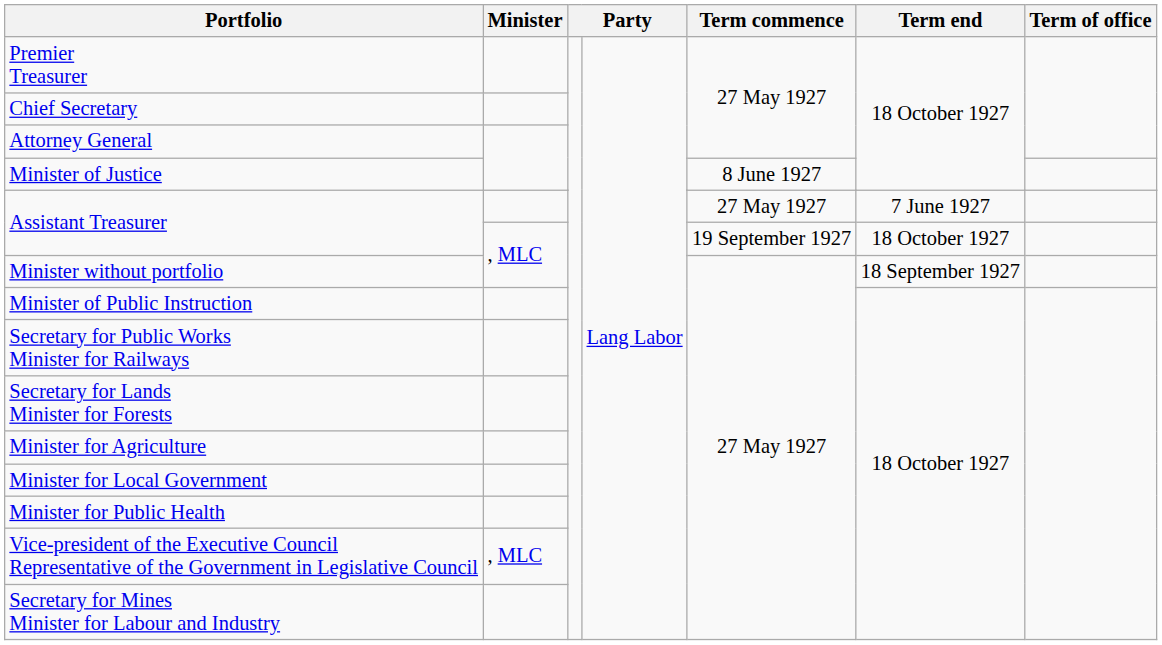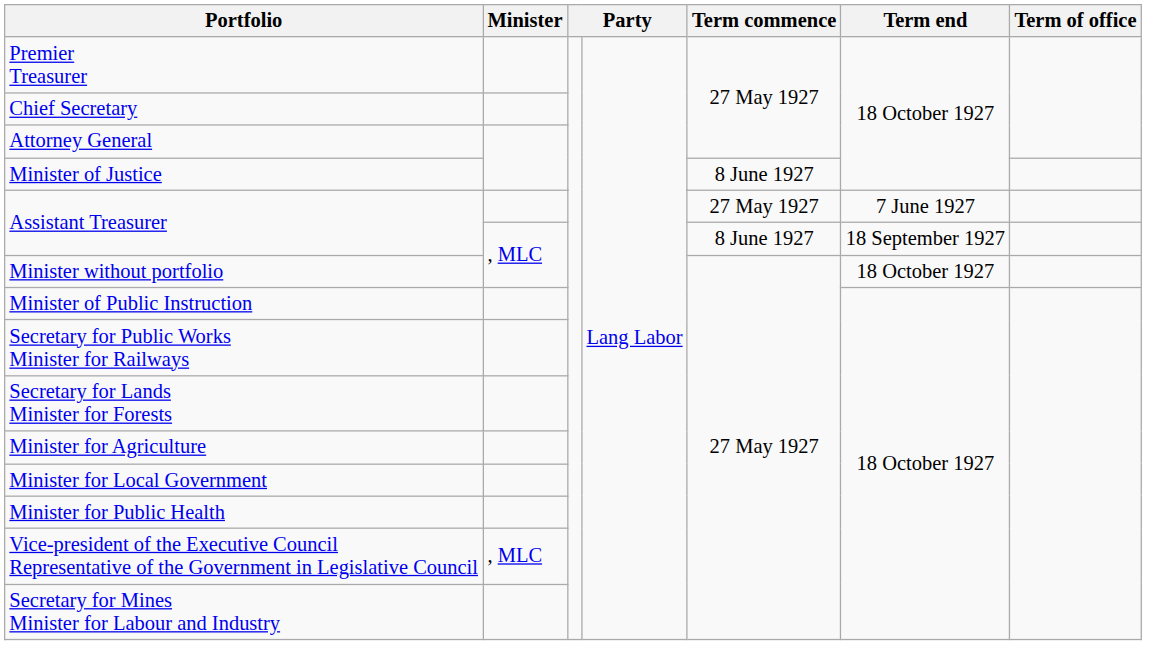(772, 238) 19 September 1927 -> (764, 238) 8 June 1927
(940, 238) 18 October 1927 -> (925, 238) 18 September 1927
(940, 271) 18 September 1927 -> (925, 271) 18 October 1927
